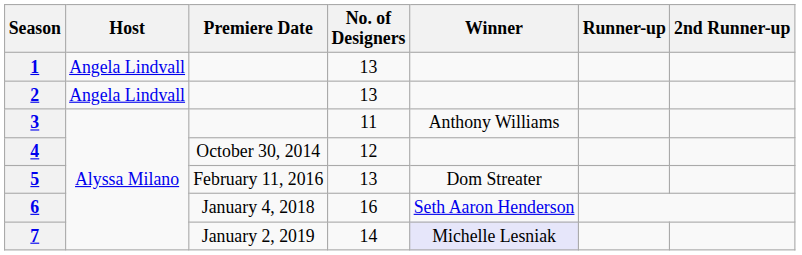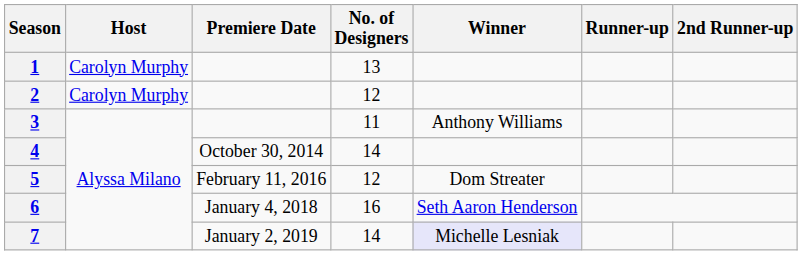(127, 66) Angela Lindvall -> (129, 66) Carolyn Murphy
(127, 94) Angela Lindvall -> (129, 94) Carolyn Murphy
(368, 94) 13 -> (371, 94) 12
(368, 151) 12 -> (371, 151) 14
(368, 179) 13 -> (371, 179) 12
